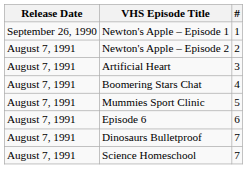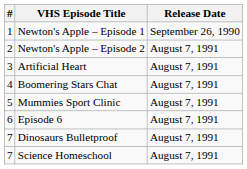columns swapped: (237, 13) <-> (52, 13)
